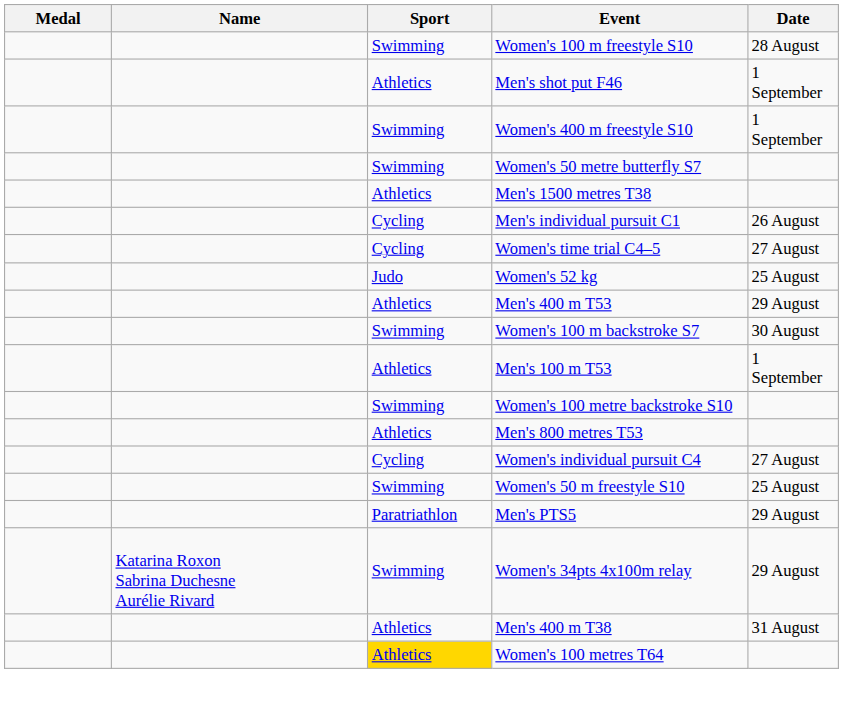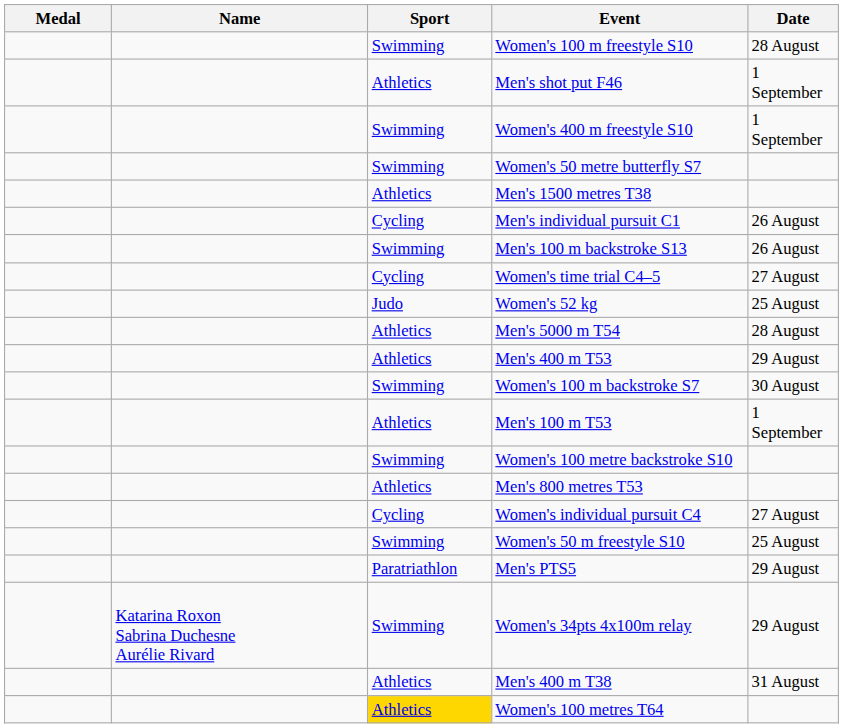+ row: (591, 248)
+ row: (558, 330)
